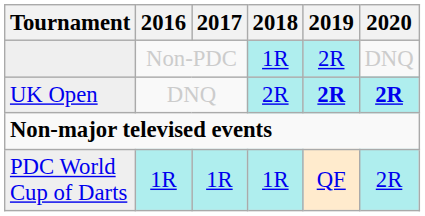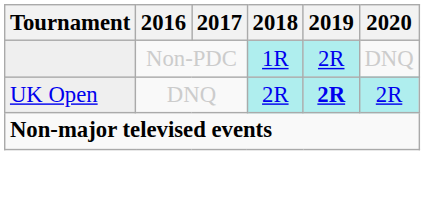(389, 94) bold -> (389, 94) normal
- row: (69, 179)
